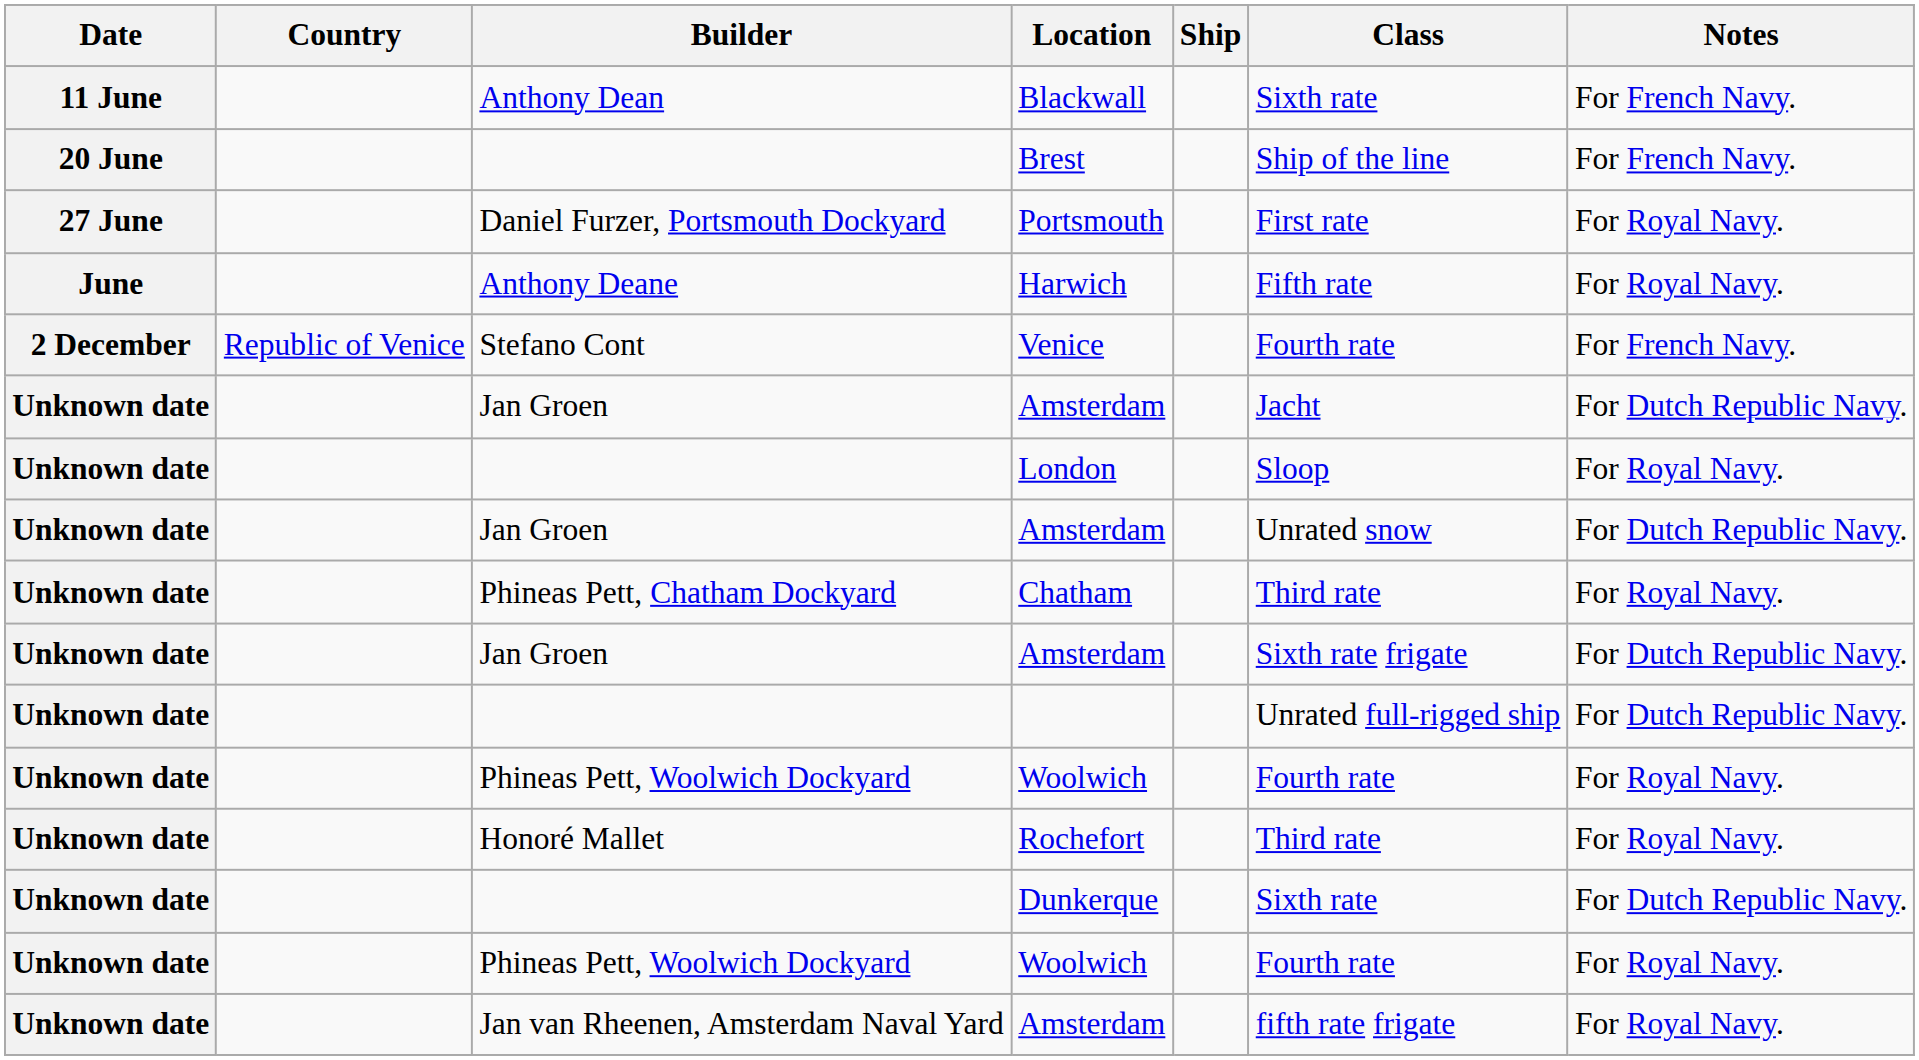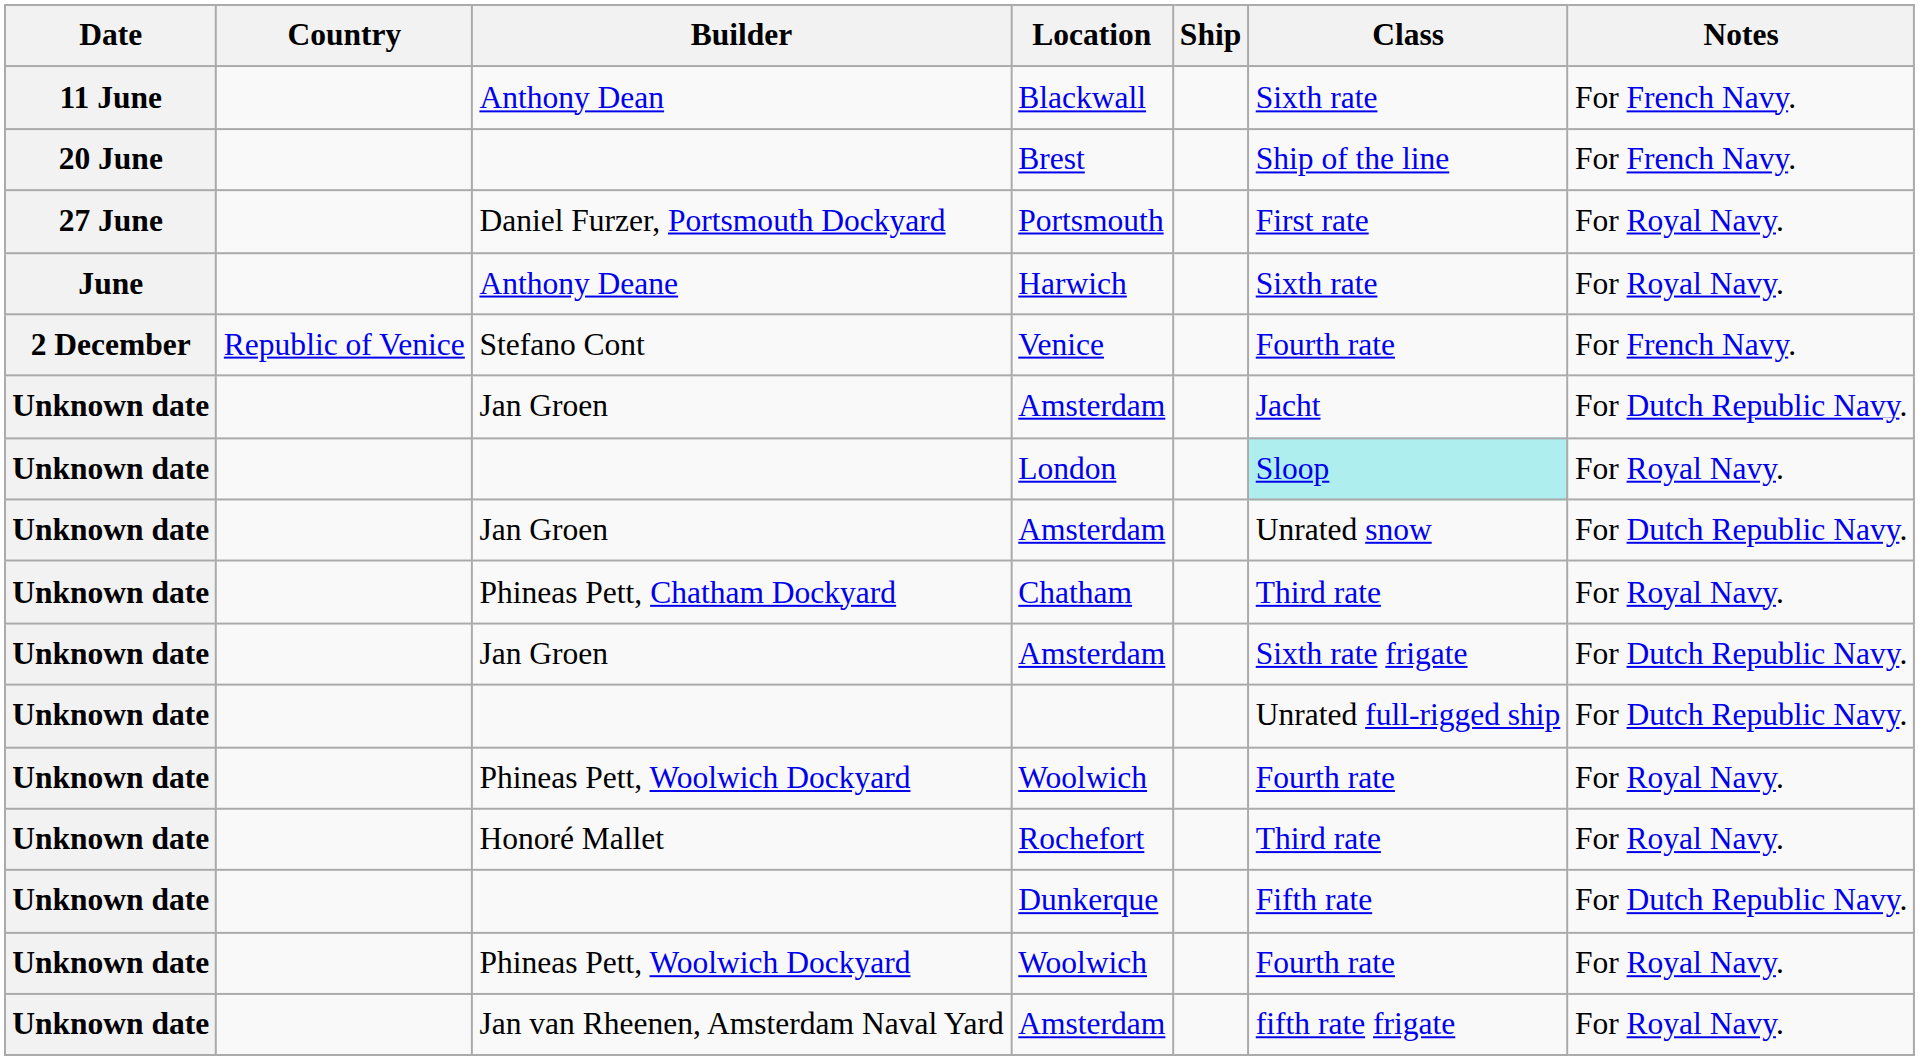(1314, 282) Fifth rate -> (1317, 282) Sixth rate
(1293, 468) no background -> (1293, 468) paleturquoise background
(1317, 900) Sixth rate -> (1314, 900) Fifth rate
